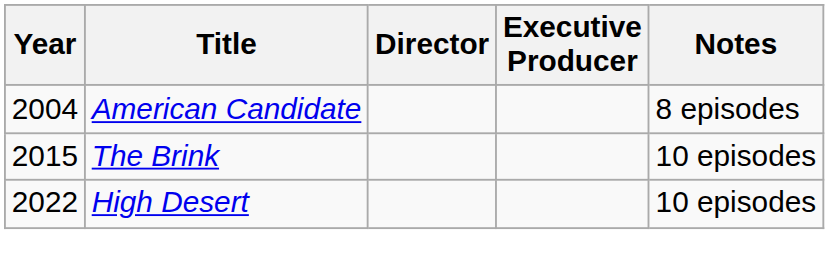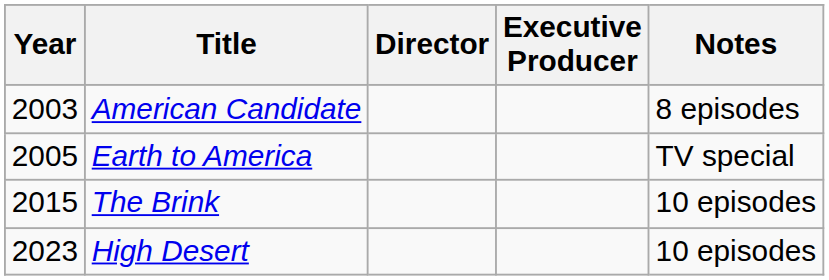(45, 108) 2004 -> (45, 108) 2003
+ row: (202, 155)
(45, 203) 2022 -> (45, 250) 2023
